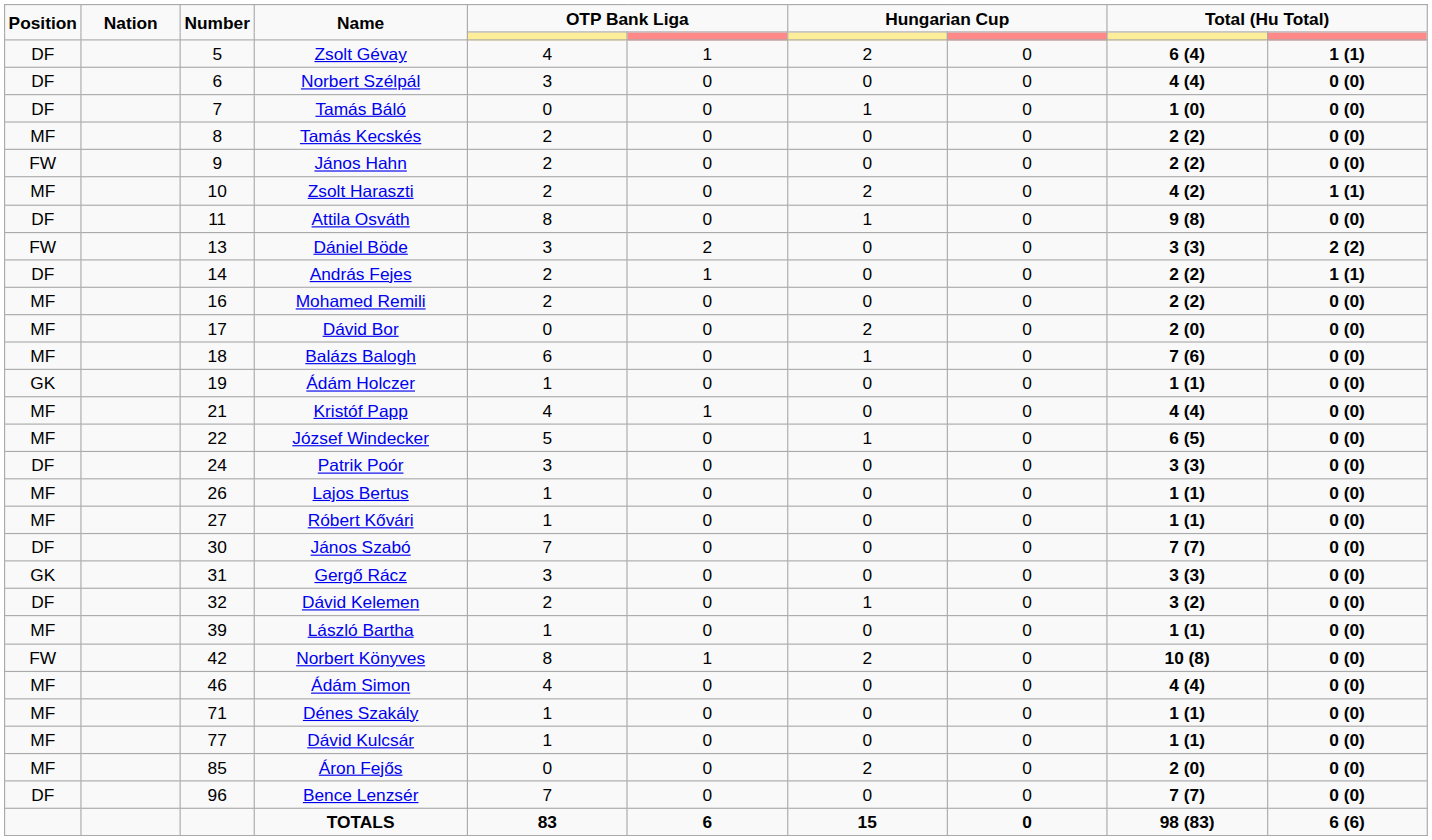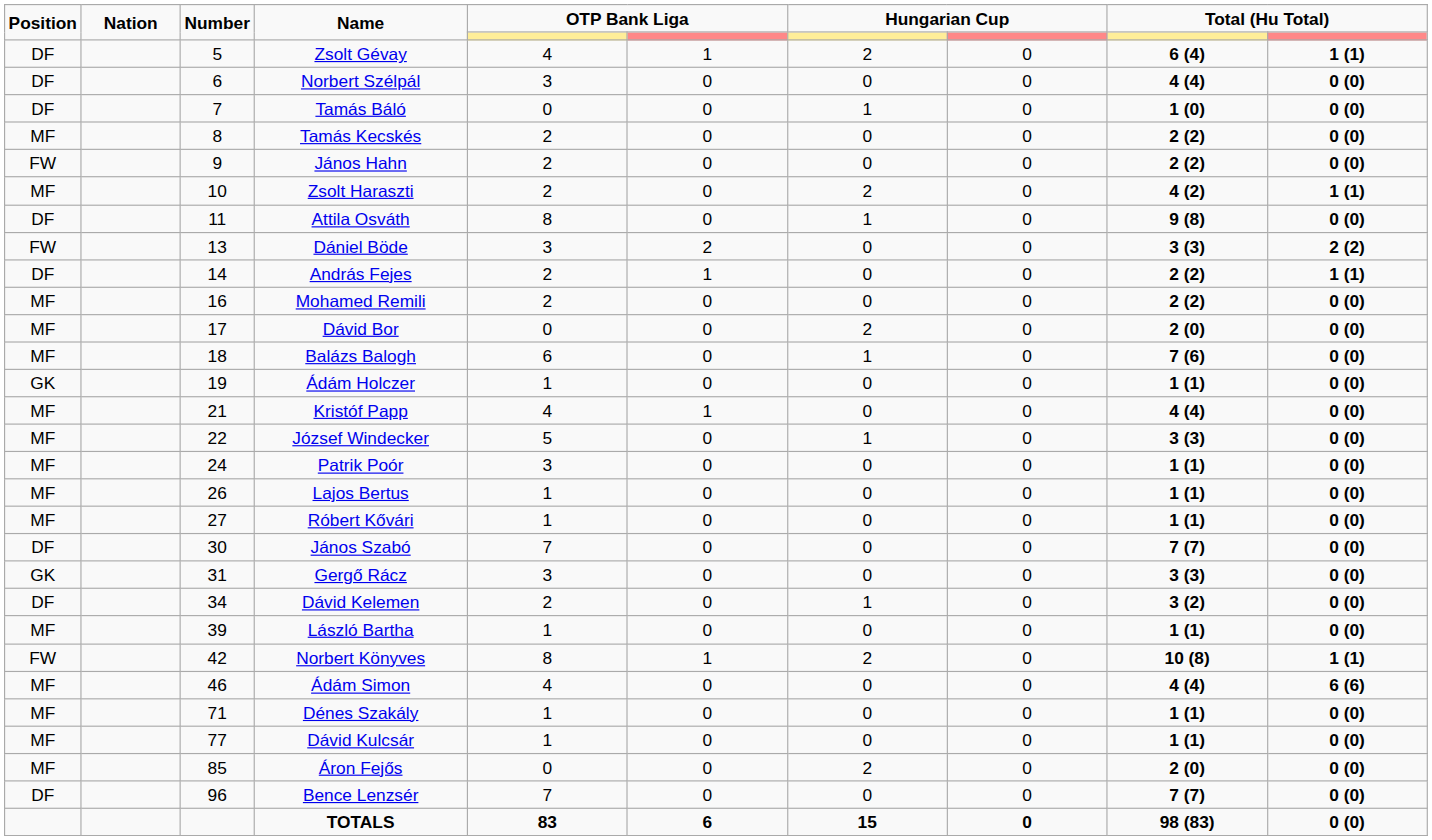(1187, 438) 6 (5) -> (1187, 438) 3 (3)
(43, 465) DF -> (43, 465) MF
(1187, 465) 3 (3) -> (1187, 465) 1 (1)
(217, 603) 32 -> (217, 603) 34
(1347, 657) 0 (0) -> (1347, 657) 1 (1)
(1347, 685) 0 (0) -> (1347, 685) 6 (6)
(1347, 822) 6 (6) -> (1347, 822) 0 (0)
